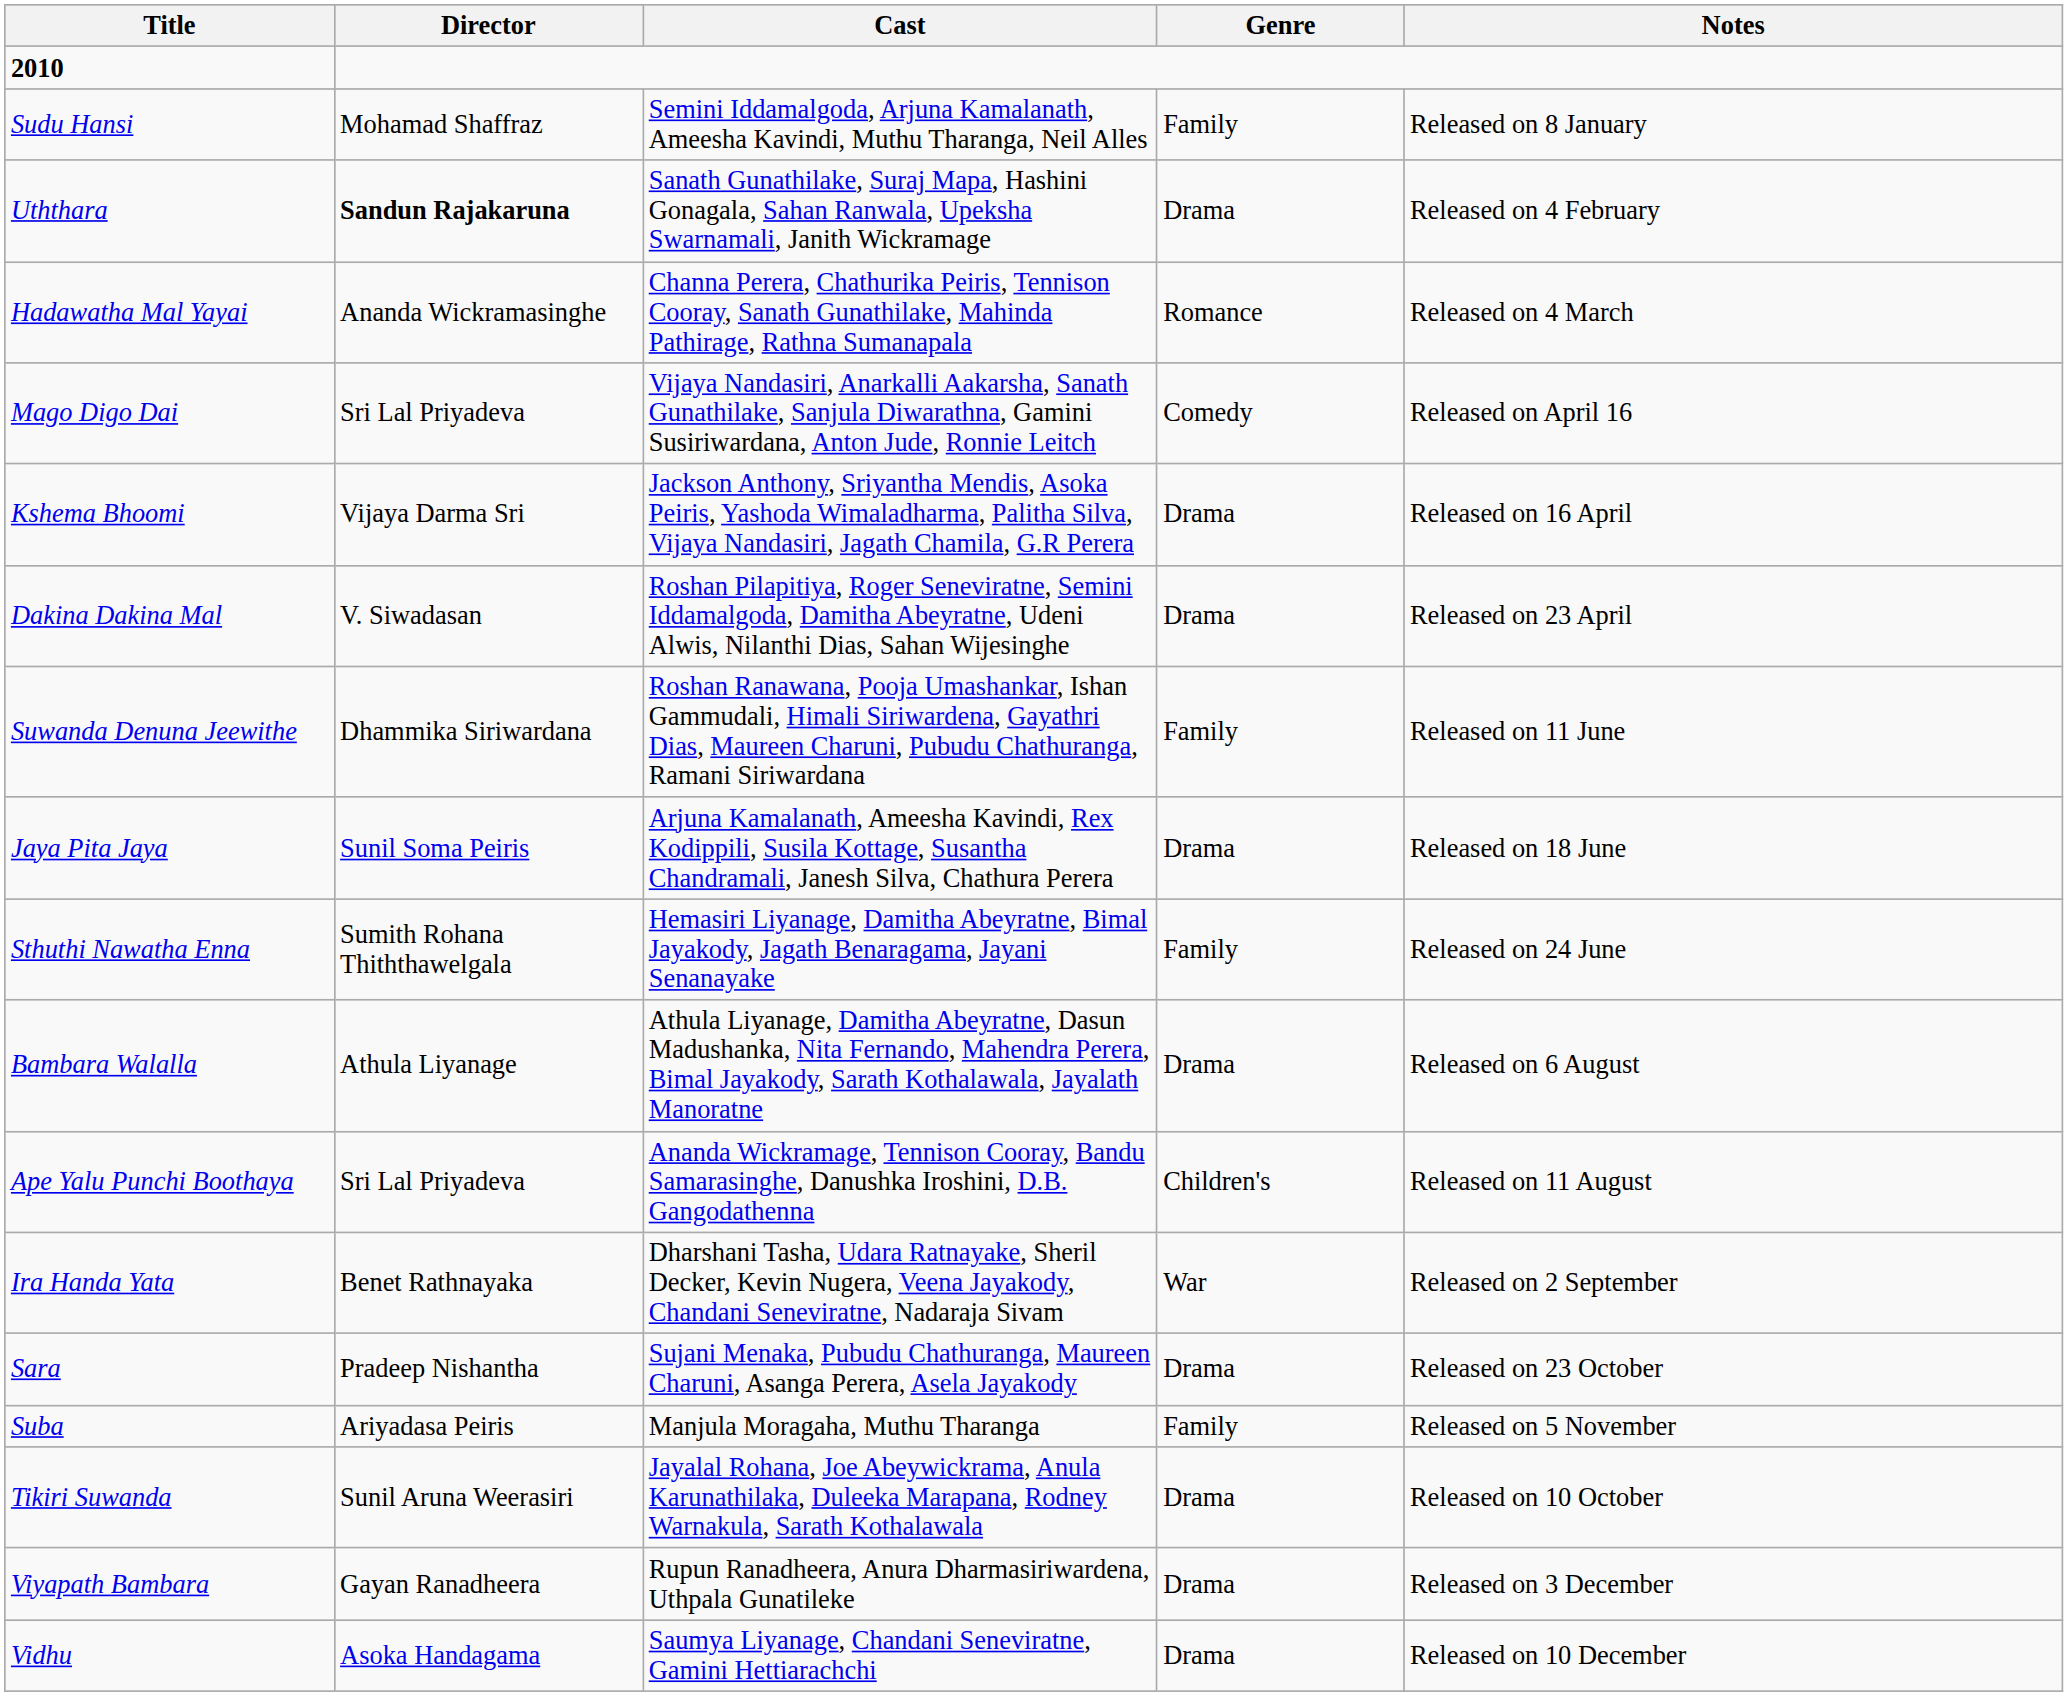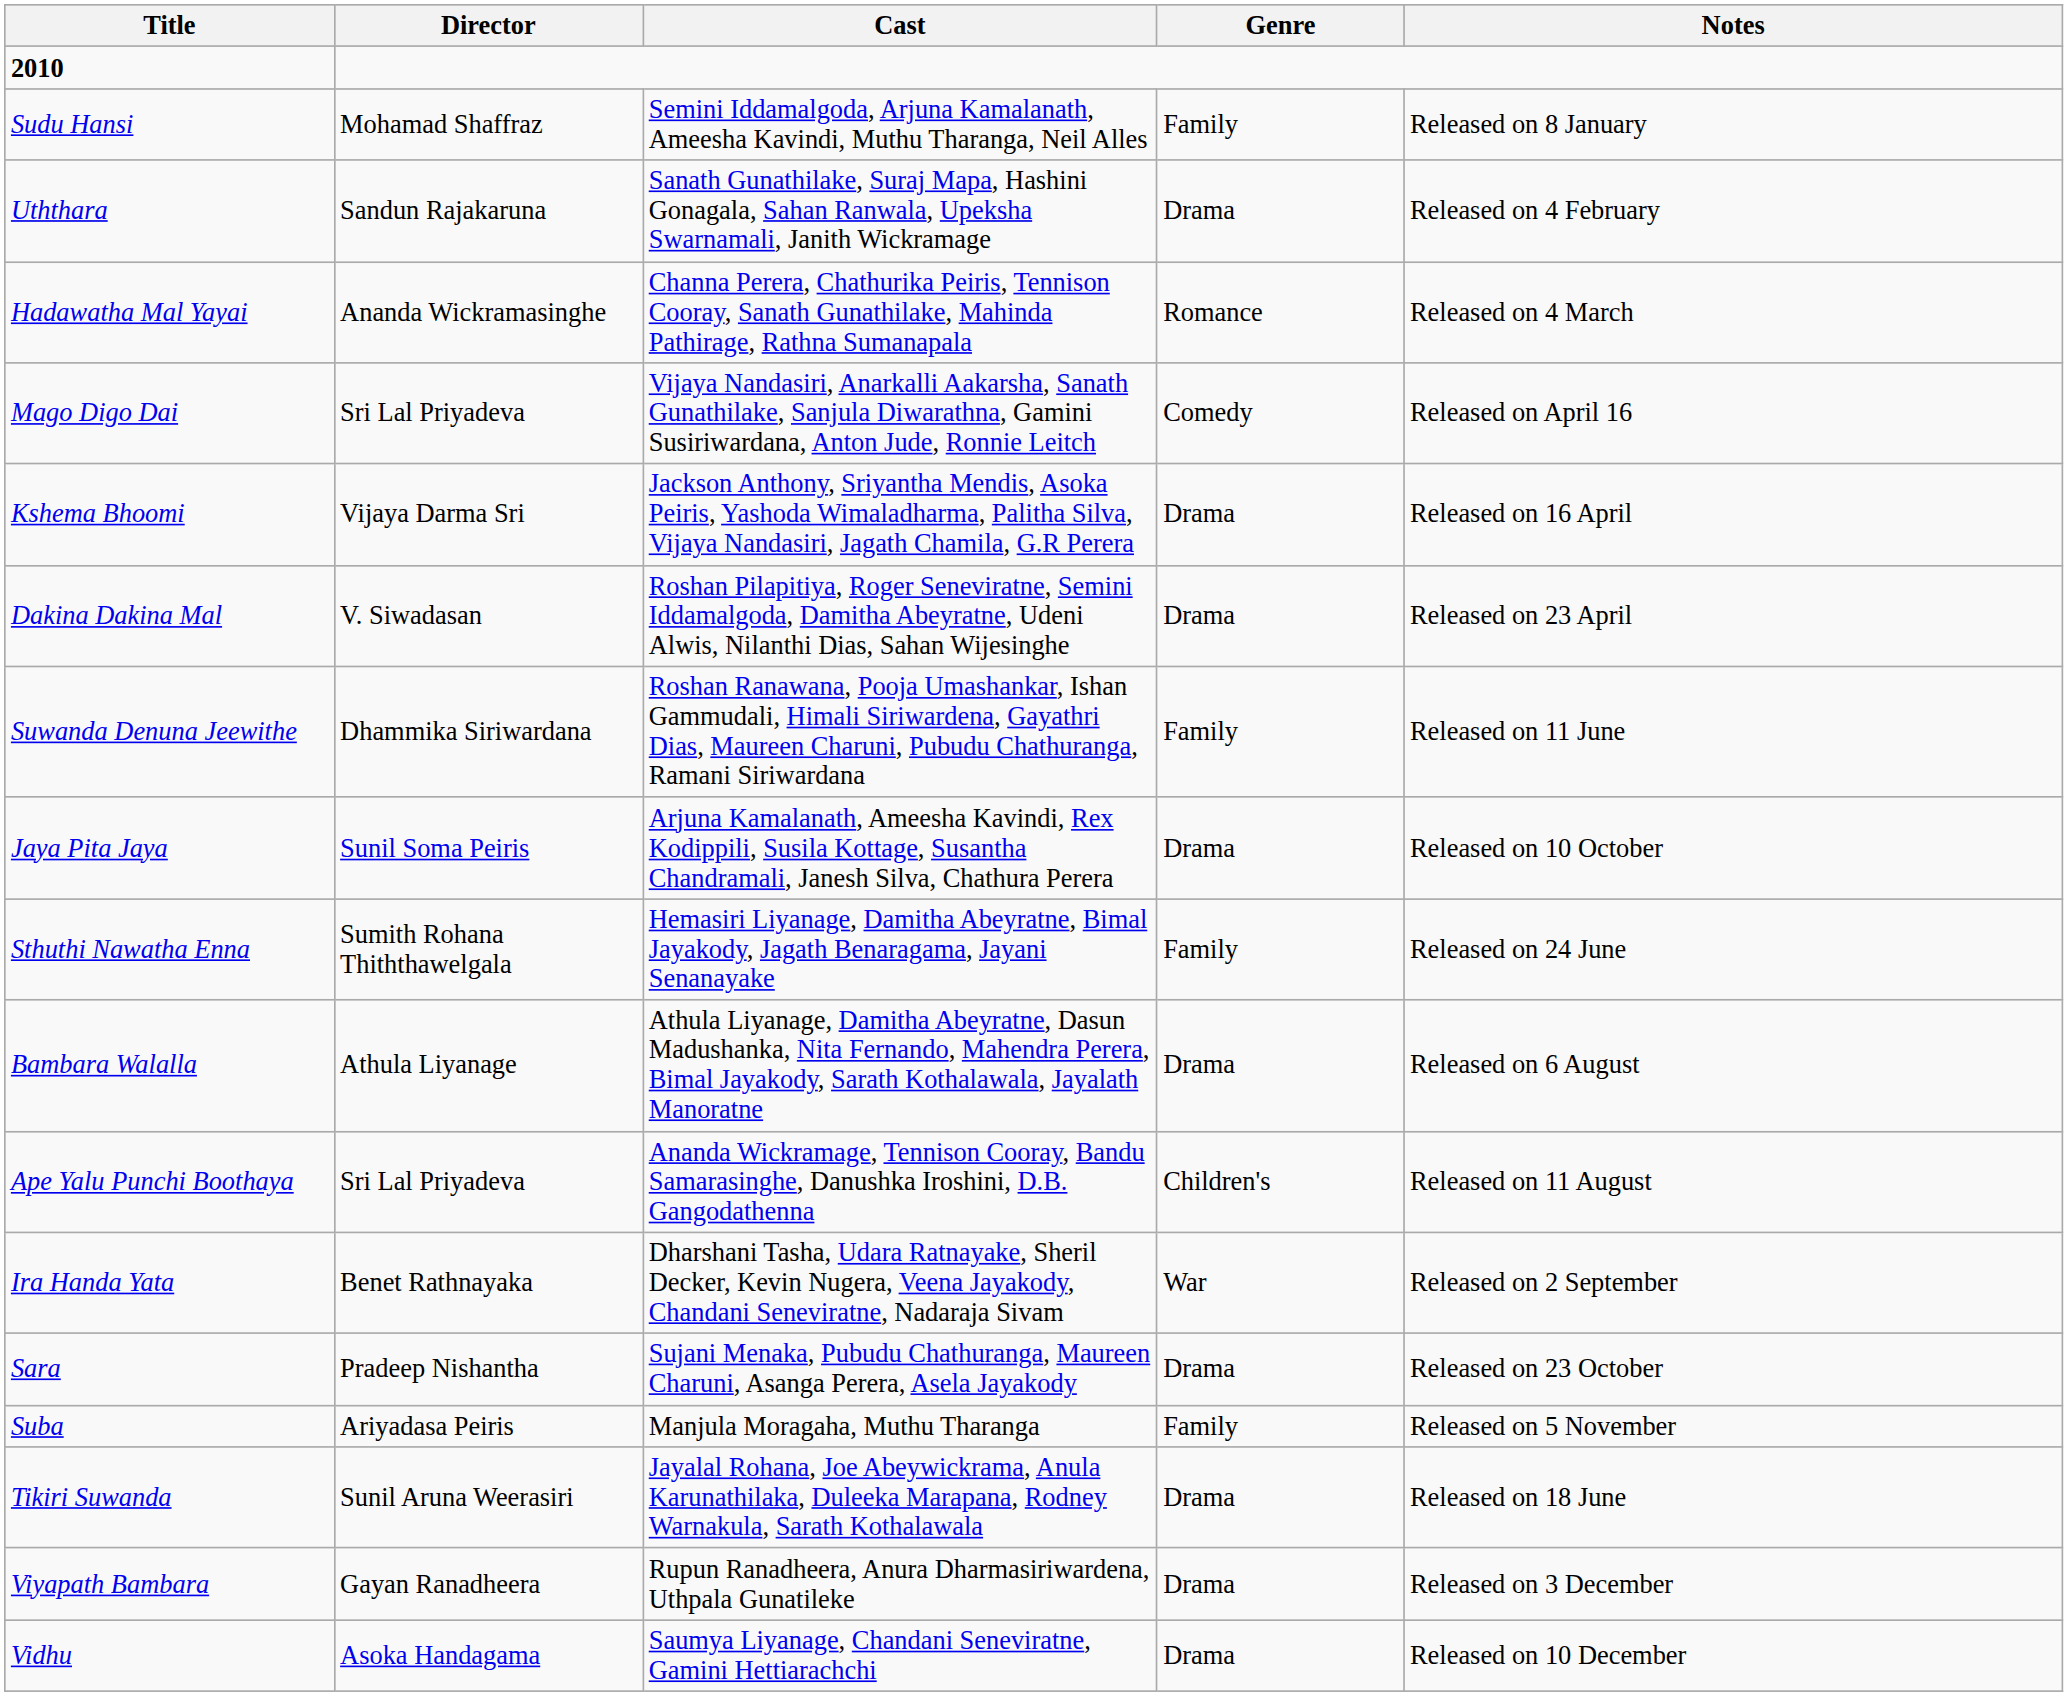(455, 210) bold -> (443, 210) normal
(1518, 847) Released on 18 June -> (1536, 847) Released on 10 October
(1536, 1497) Released on 10 October -> (1518, 1497) Released on 18 June
